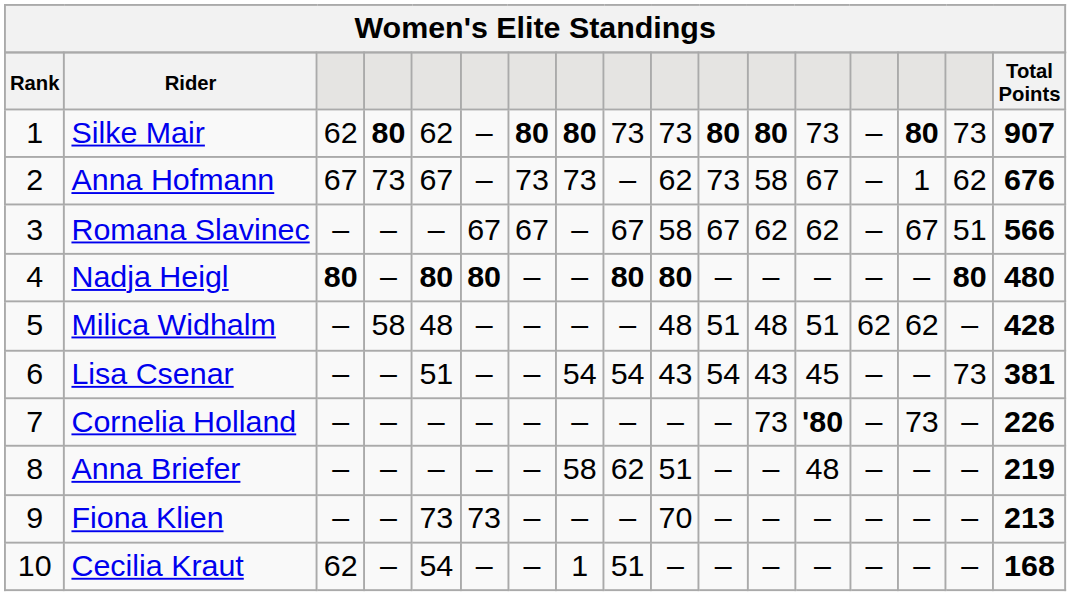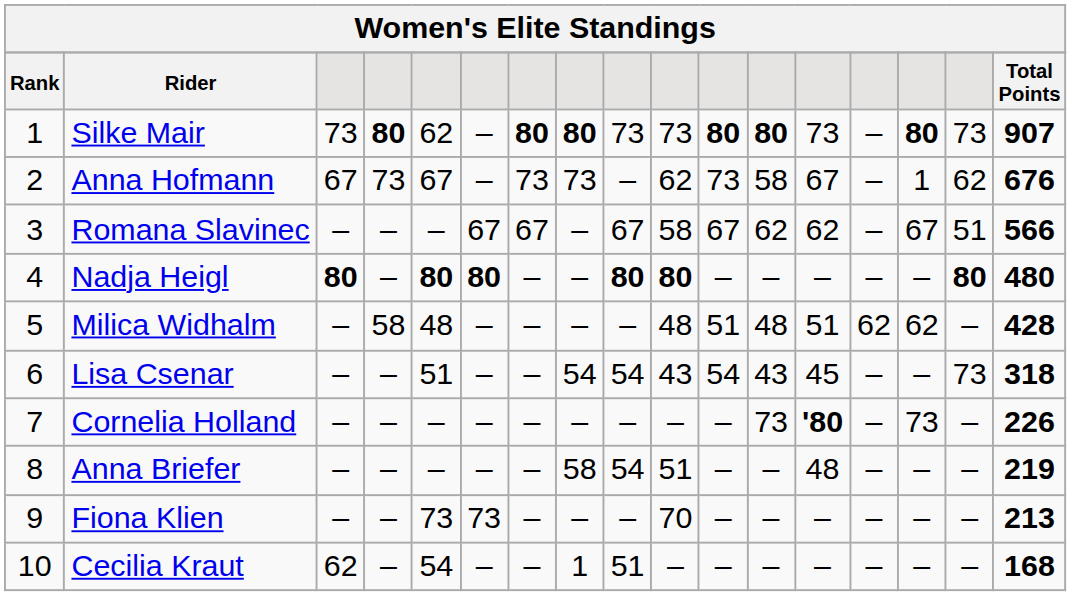(341, 132) 62 -> (341, 132) 73
(1029, 373) 381 -> (1029, 373) 318
(628, 469) 62 -> (628, 469) 54
